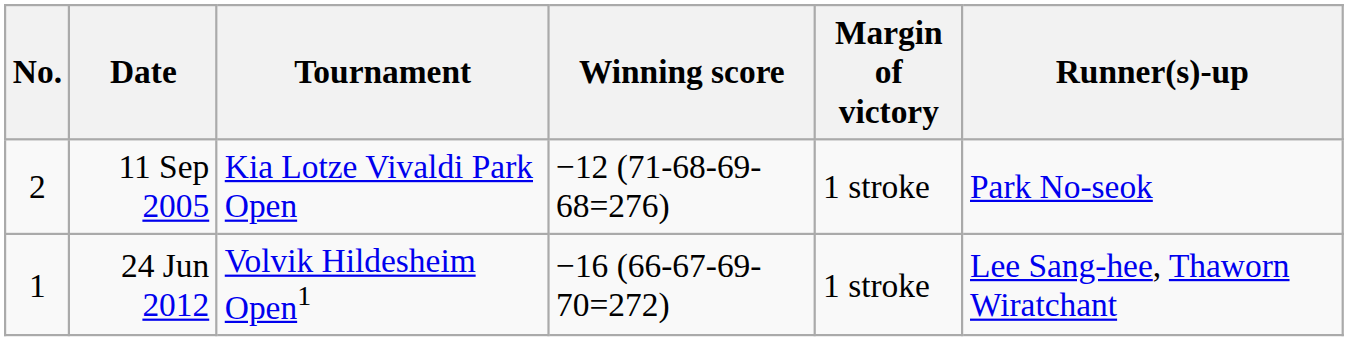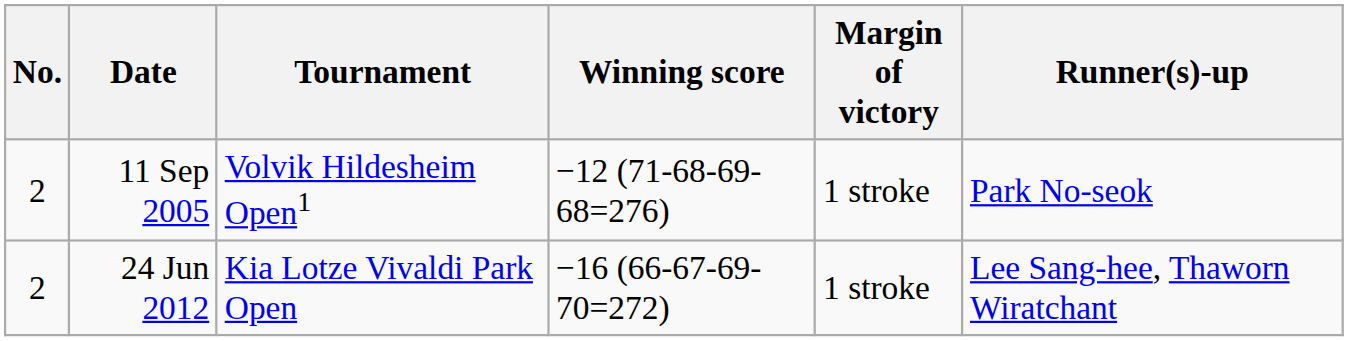(379, 186) Kia Lotze Vivaldi Park Open -> (350, 189) Volvik Hildesheim Open1
(37, 284) 1 -> (37, 287) 2
(350, 284) Volvik Hildesheim Open1 -> (379, 287) Kia Lotze Vivaldi Park Open
